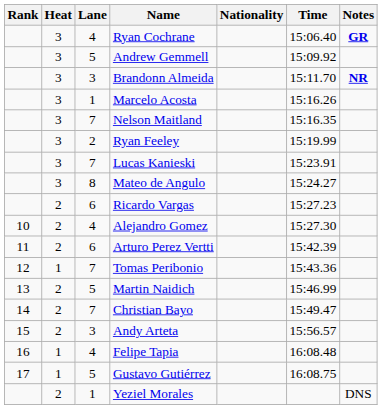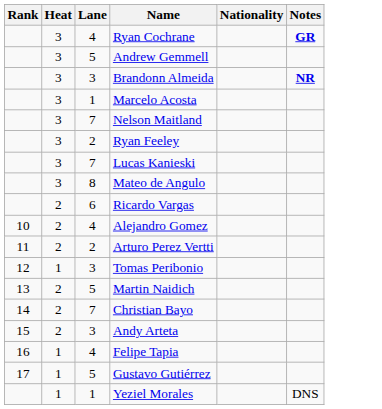- column: (313, 15)
(92, 246) 6 -> (92, 246) 2
(92, 267) 7 -> (92, 267) 3
(58, 394) 2 -> (58, 394) 1
